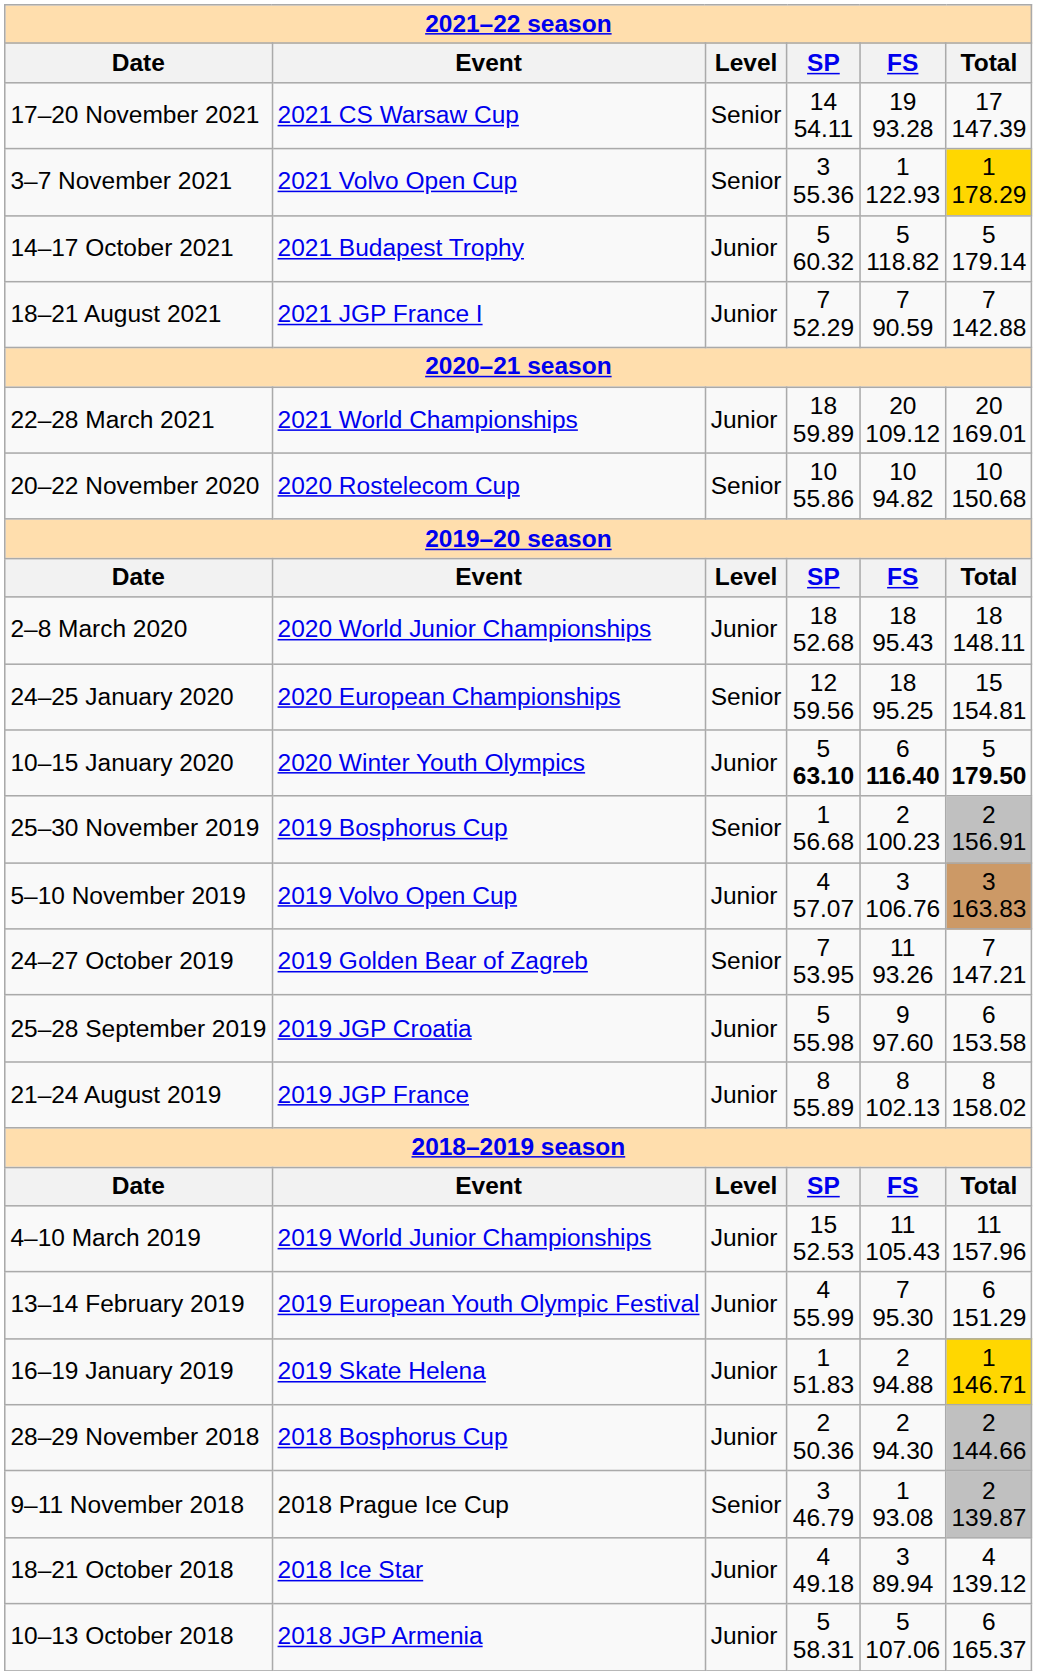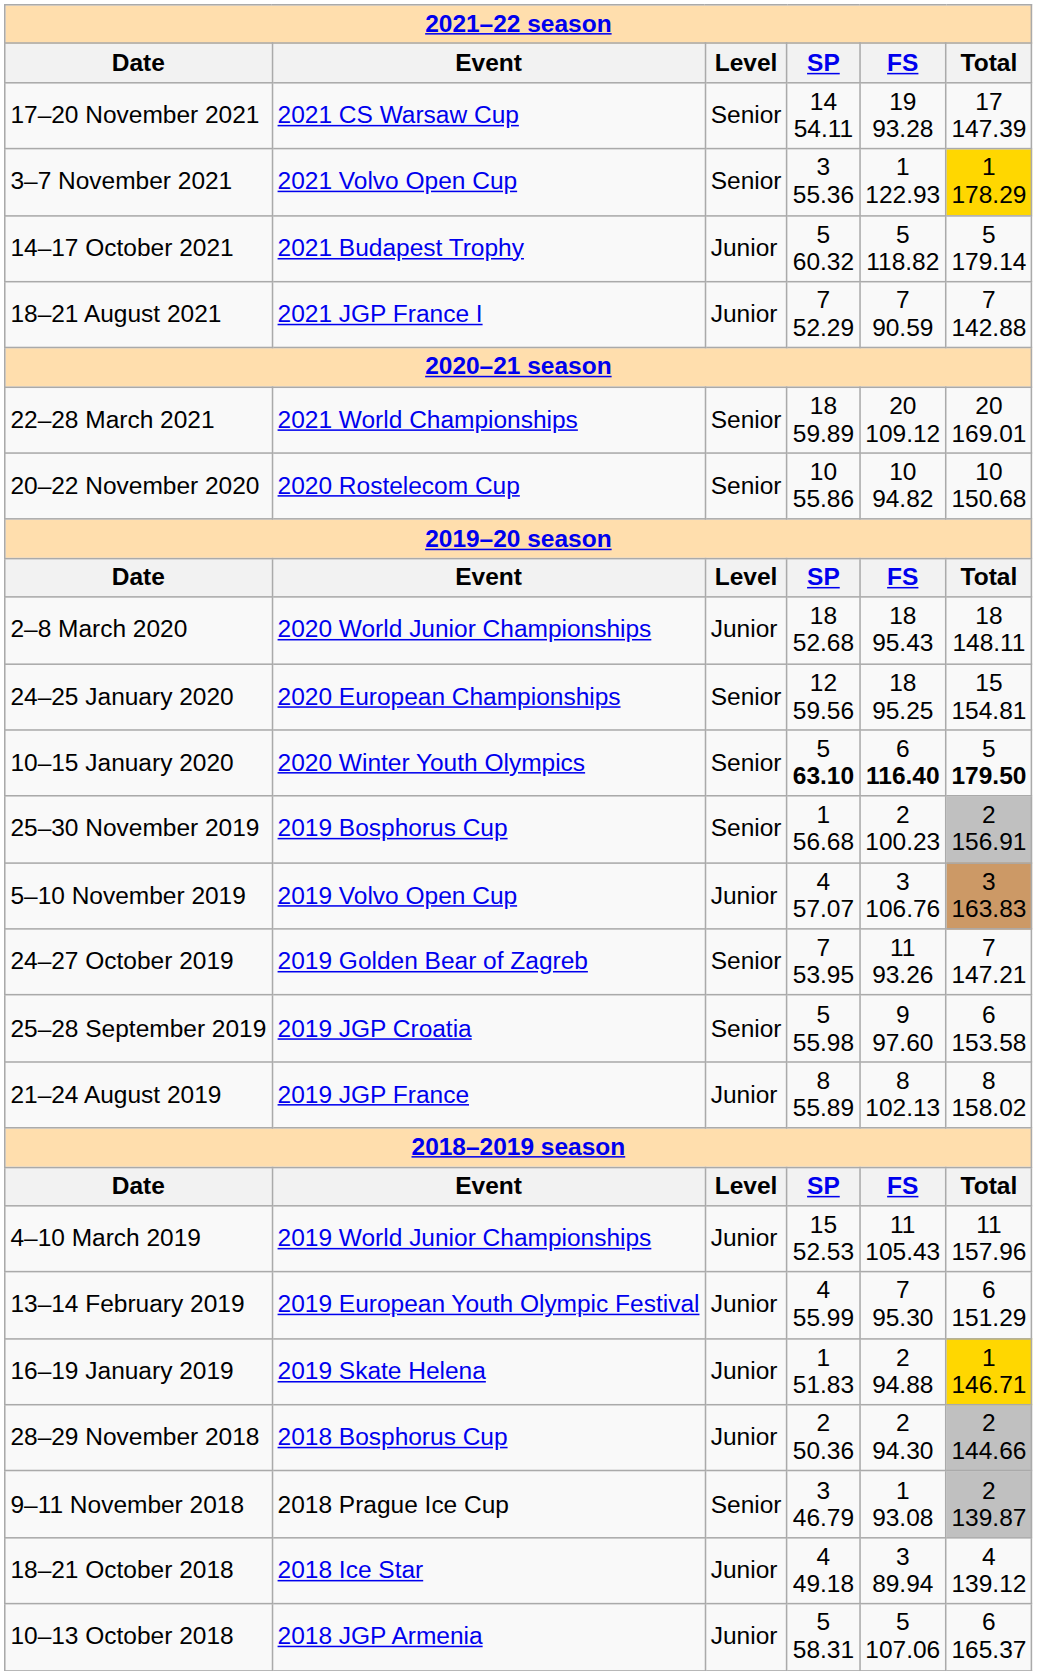(744, 419) Junior -> (746, 419) Senior
(744, 762) Junior -> (746, 762) Senior
(744, 1028) Junior -> (746, 1028) Senior
